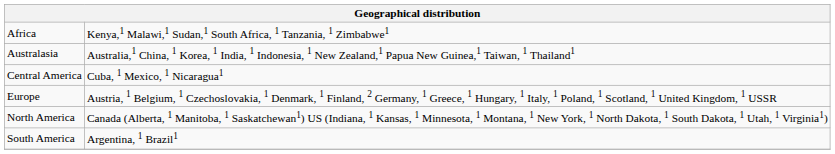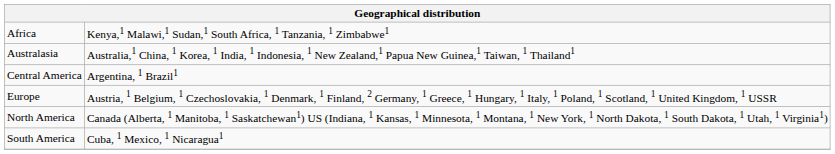(155, 75) Cuba, 1 Mexico, 1 Nicaragua1 -> (132, 75) Argentina, 1 Brazil1
(132, 138) Argentina, 1 Brazil1 -> (155, 138) Cuba, 1 Mexico, 1 Nicaragua1
